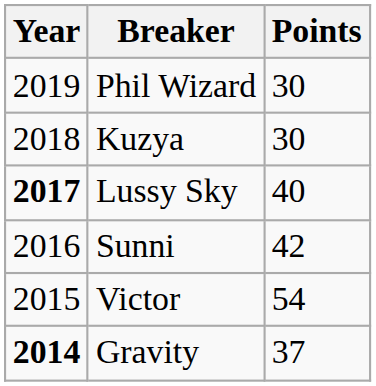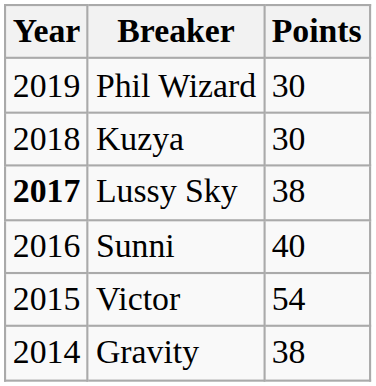(289, 191) 40 -> (289, 191) 38
(289, 245) 42 -> (289, 245) 40
(47, 352) bold -> (47, 352) normal
(289, 352) 37 -> (289, 352) 38
